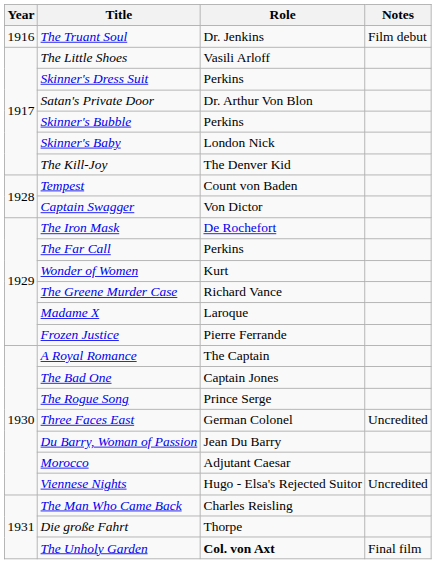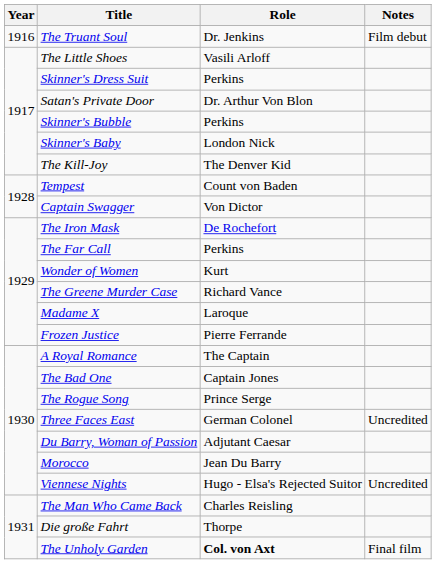(242, 441) Jean Du Barry -> (247, 441) Adjutant Caesar
(247, 462) Adjutant Caesar -> (242, 462) Jean Du Barry
